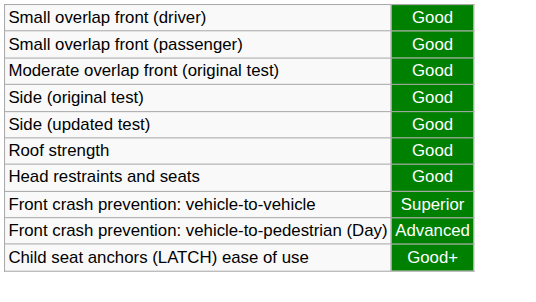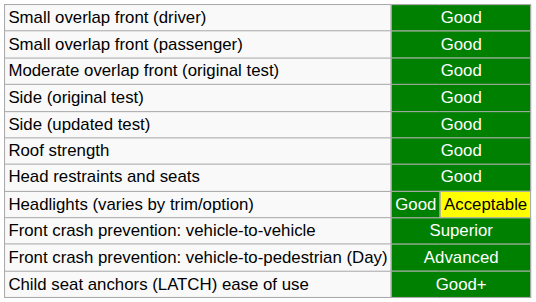+ row: (131, 204)
